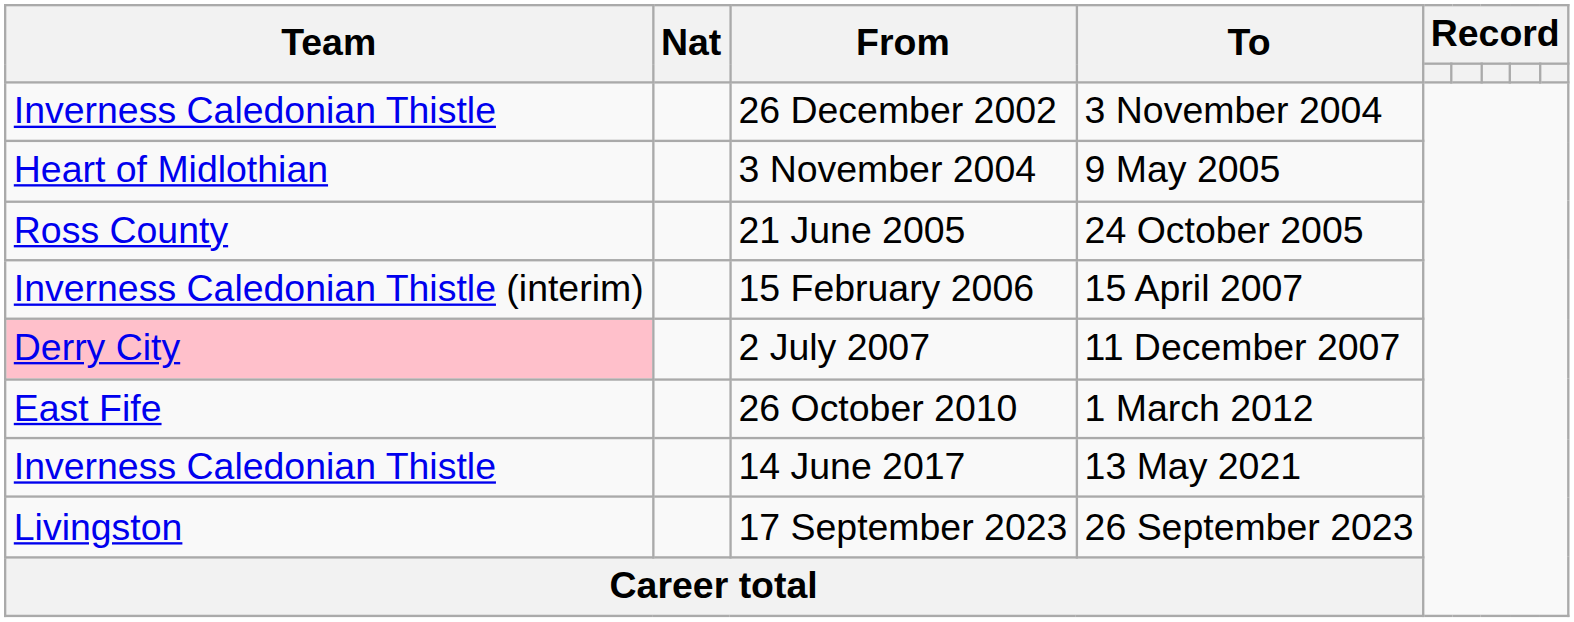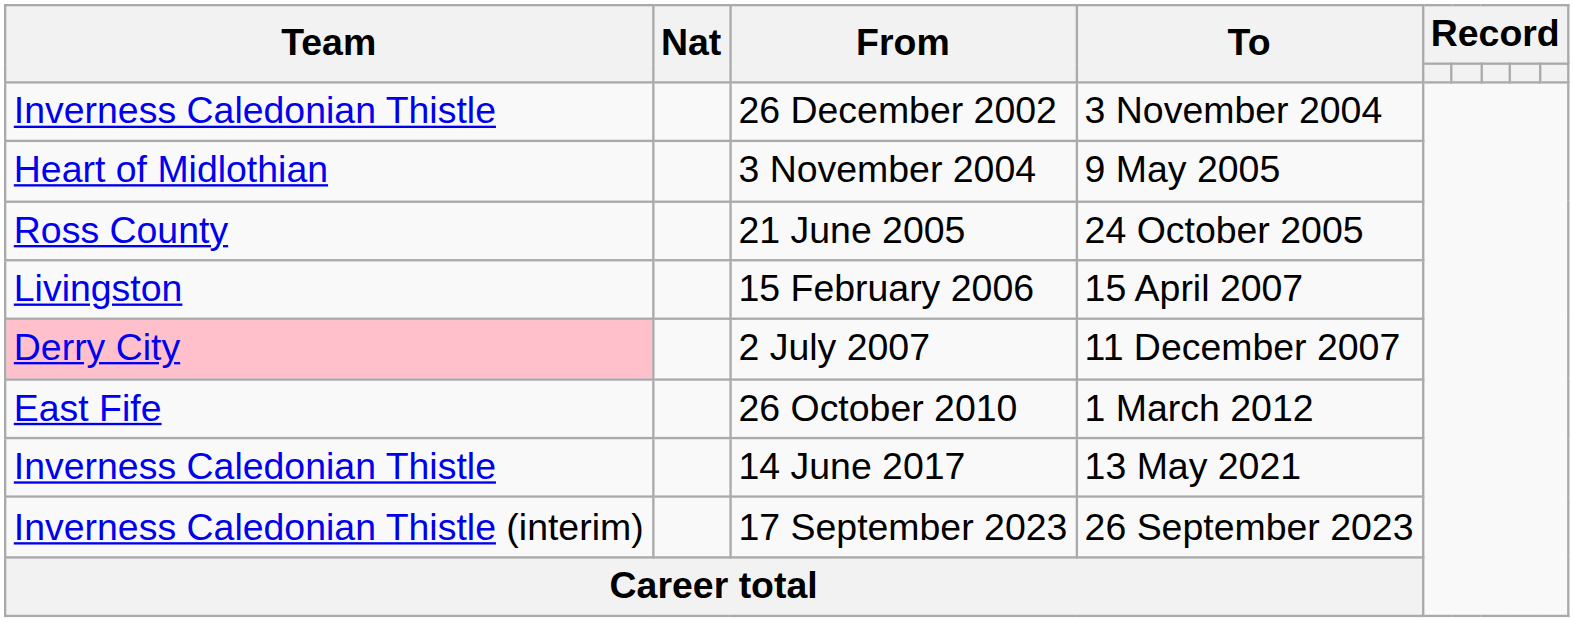(329, 288) Inverness Caledonian Thistle (interim) -> (98, 288) Livingston
(98, 526) Livingston -> (329, 526) Inverness Caledonian Thistle (interim)
